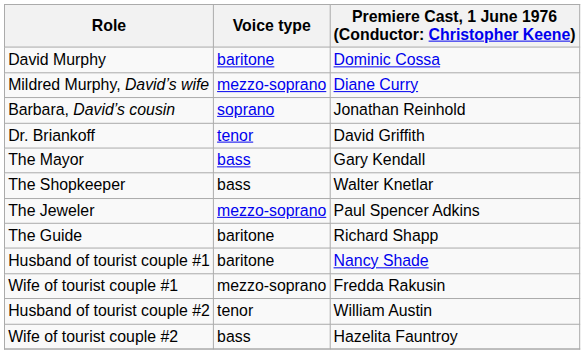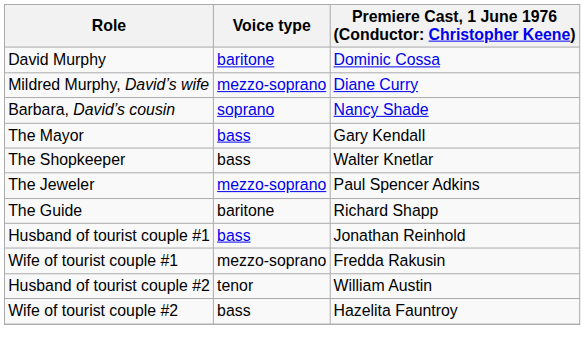(400, 110) Jonathan Reinhold -> (381, 110) Nancy Shade
- row: (52, 135)
(246, 260) baritone -> (234, 235) bass
(381, 260) Nancy Shade -> (400, 235) Jonathan Reinhold
